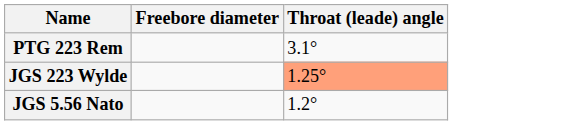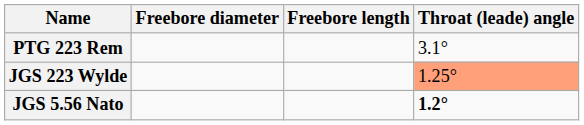+ column: (349, 18)
(302, 104) normal -> (433, 104) bold
